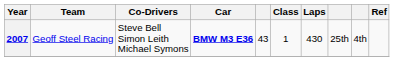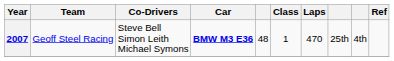(263, 38) 43 -> (263, 38) 48
(314, 38) 430 -> (314, 38) 470
